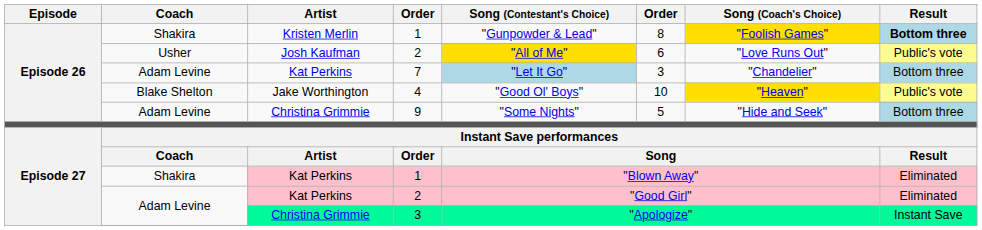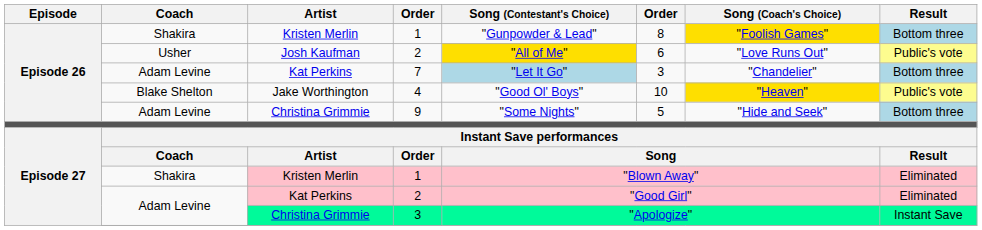(928, 33) bold -> (928, 33) normal
(320, 176) Kat Perkins -> (320, 176) Kristen Merlin
